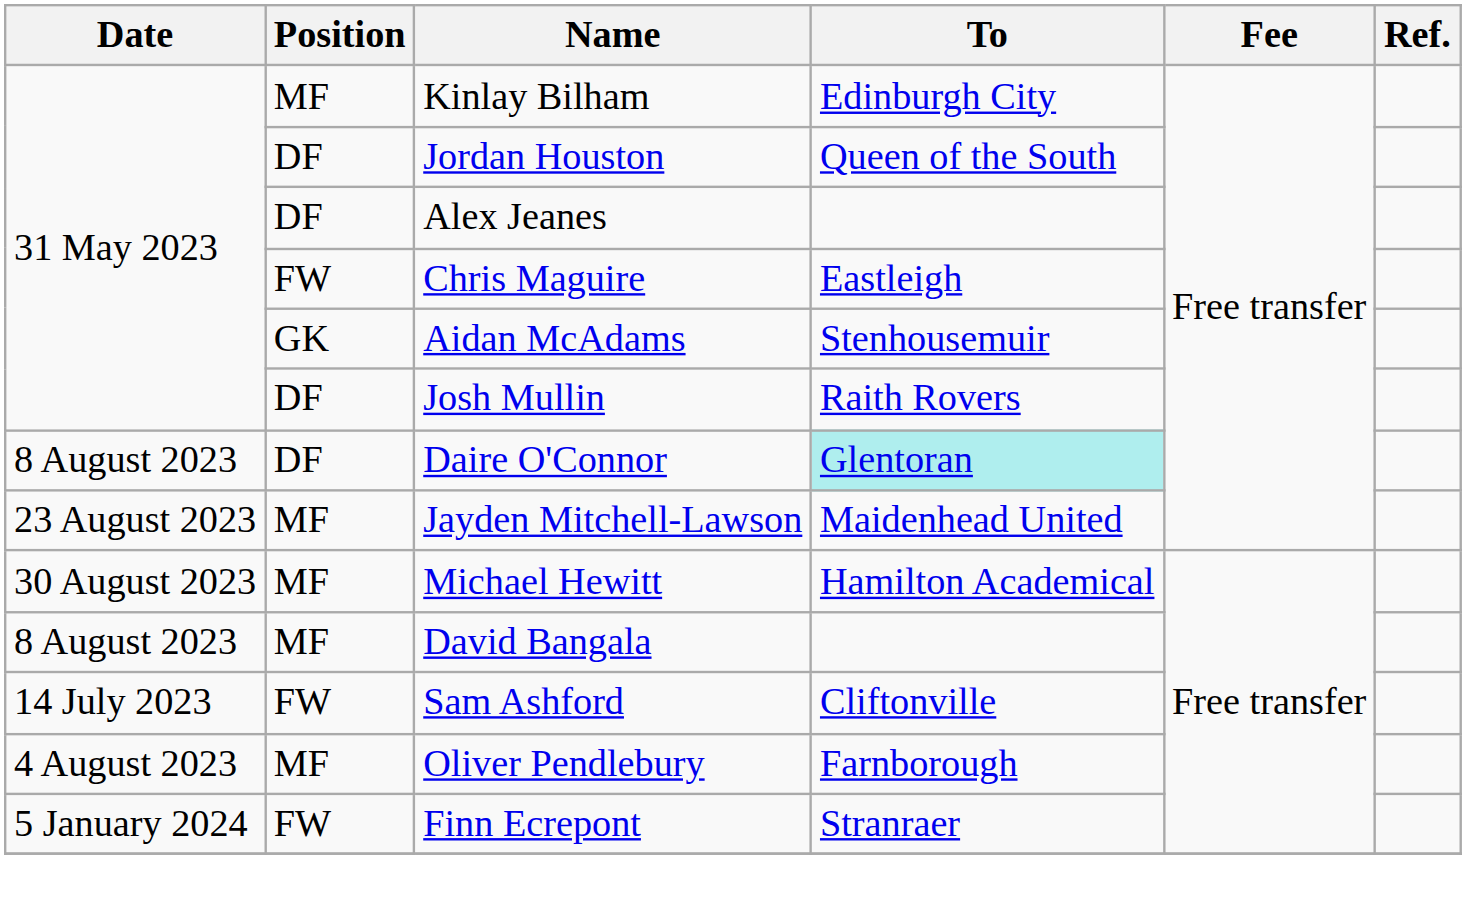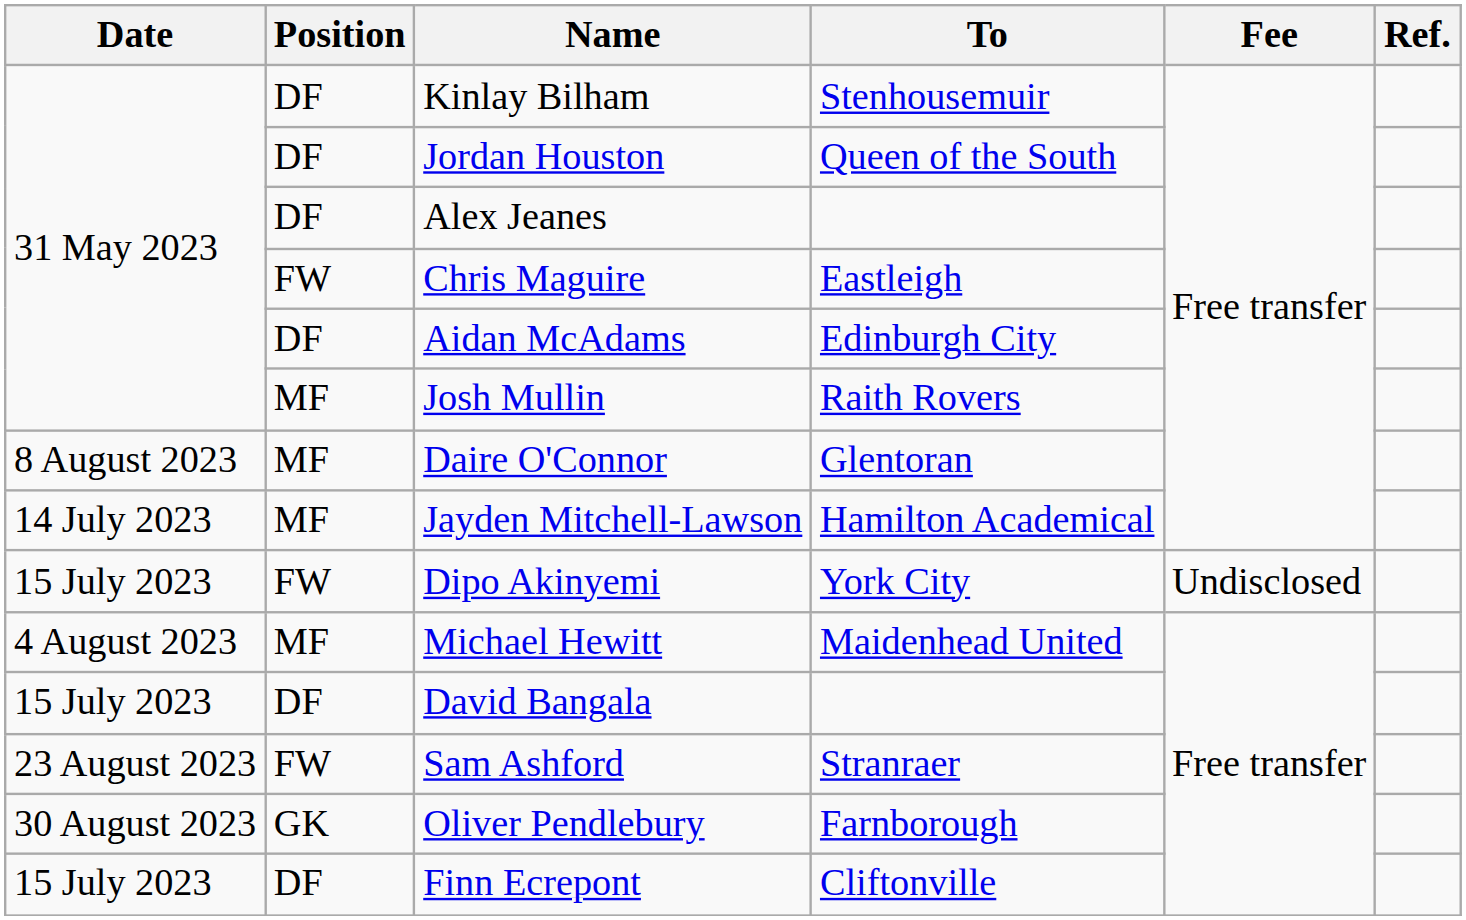(301, 95) MF -> (298, 95) DF
(938, 95) Edinburgh City -> (935, 95) Stenhousemuir
(301, 338) GK -> (298, 338) DF
(935, 338) Stenhousemuir -> (938, 338) Edinburgh City
(298, 398) DF -> (301, 398) MF
(298, 459) DF -> (301, 459) MF
(896, 459) paleturquoise background -> (896, 459) no background
(135, 519) 23 August 2023 -> (113, 519) 14 July 2023
(971, 519) Maidenhead United -> (987, 519) Hamilton Academical
+ row: (542, 580)
(135, 580) 30 August 2023 -> (126, 641) 4 August 2023
(987, 580) Hamilton Academical -> (971, 641) Maidenhead United
(126, 641) 8 August 2023 -> (113, 701) 15 July 2023
(301, 641) MF -> (298, 701) DF
(113, 701) 14 July 2023 -> (135, 762) 23 August 2023
(908, 701) Cliftonville -> (890, 762) Stranraer
(126, 762) 4 August 2023 -> (135, 823) 30 August 2023
(301, 762) MF -> (301, 823) GK
(131, 823) 5 January 2024 -> (113, 883) 15 July 2023
(303, 823) FW -> (298, 883) DF
(890, 823) Stranraer -> (908, 883) Cliftonville
